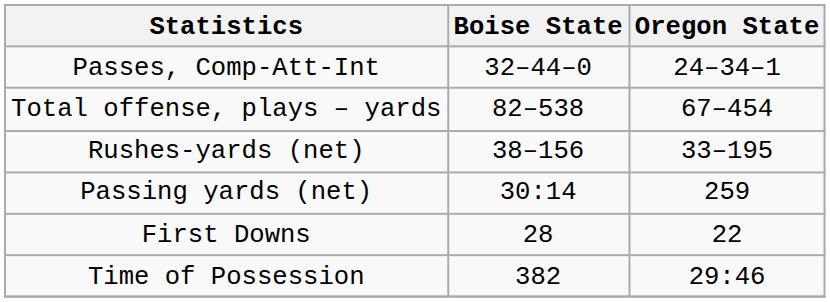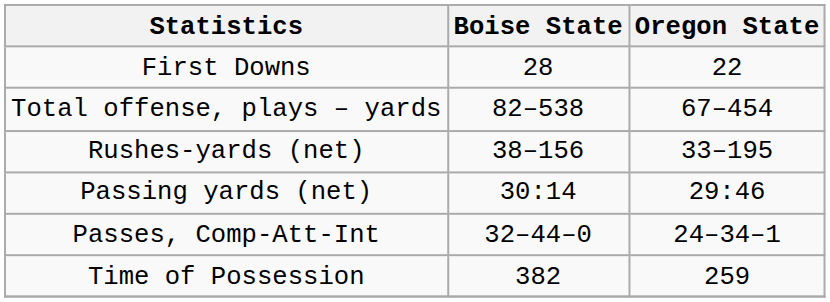rows swapped: (226, 235) <-> (226, 68)
(727, 193) 259 -> (727, 193) 29:46
(727, 276) 29:46 -> (727, 276) 259
